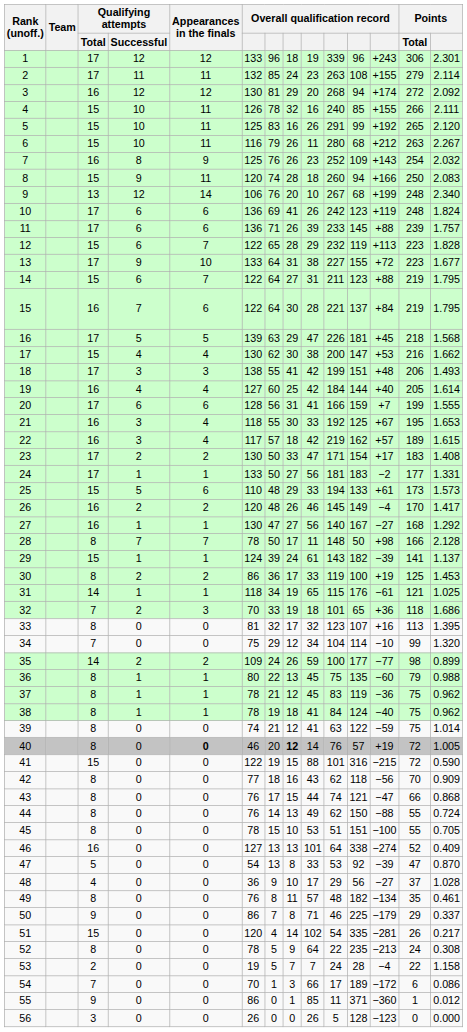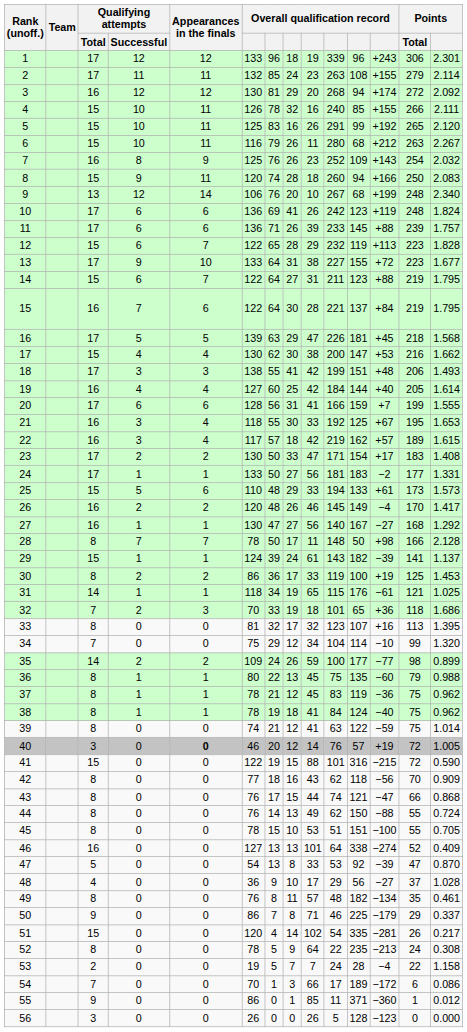(93, 746) 8 -> (93, 746) 3
(292, 746) bold -> (292, 746) normal
